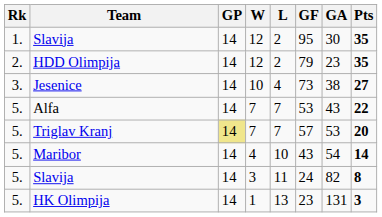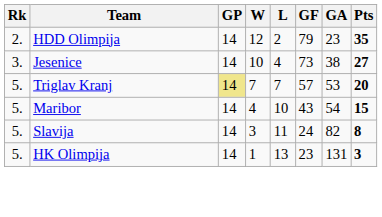- row: (53, 39)
- row: (46, 108)
(361, 154) 14 -> (361, 108) 15
